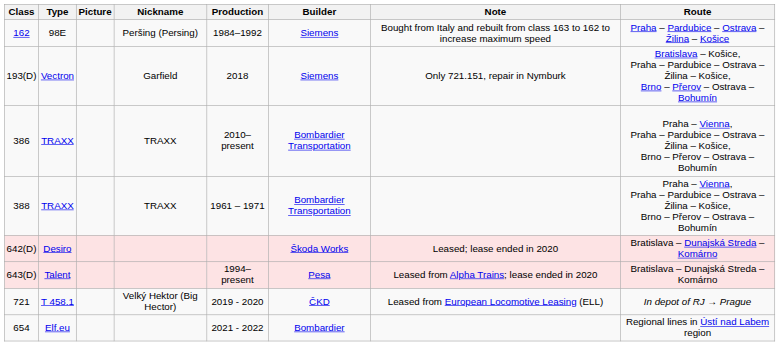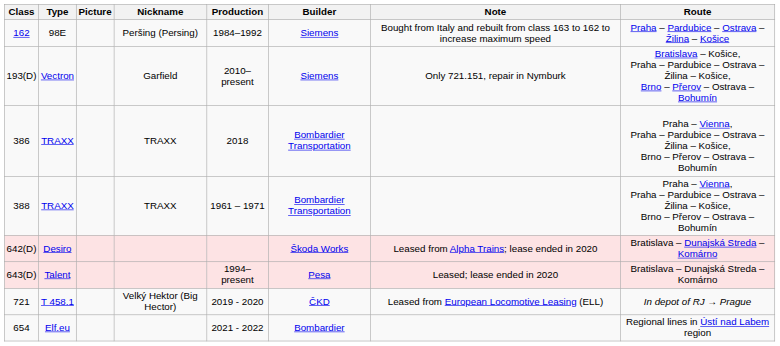(237, 76) 2018 -> (237, 76) 2010–present
(237, 141) 2010–present -> (237, 141) 2018
(495, 248) Leased; lease ended in 2020 -> (495, 248) Leased from Alpha Trains; lease ended in 2020
(495, 275) Leased from Alpha Trains; lease ended in 2020 -> (495, 275) Leased; lease ended in 2020
